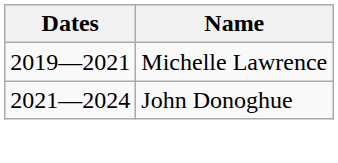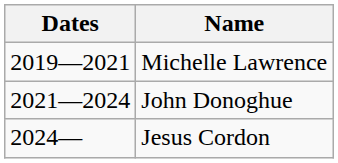+ row: (206, 137)
